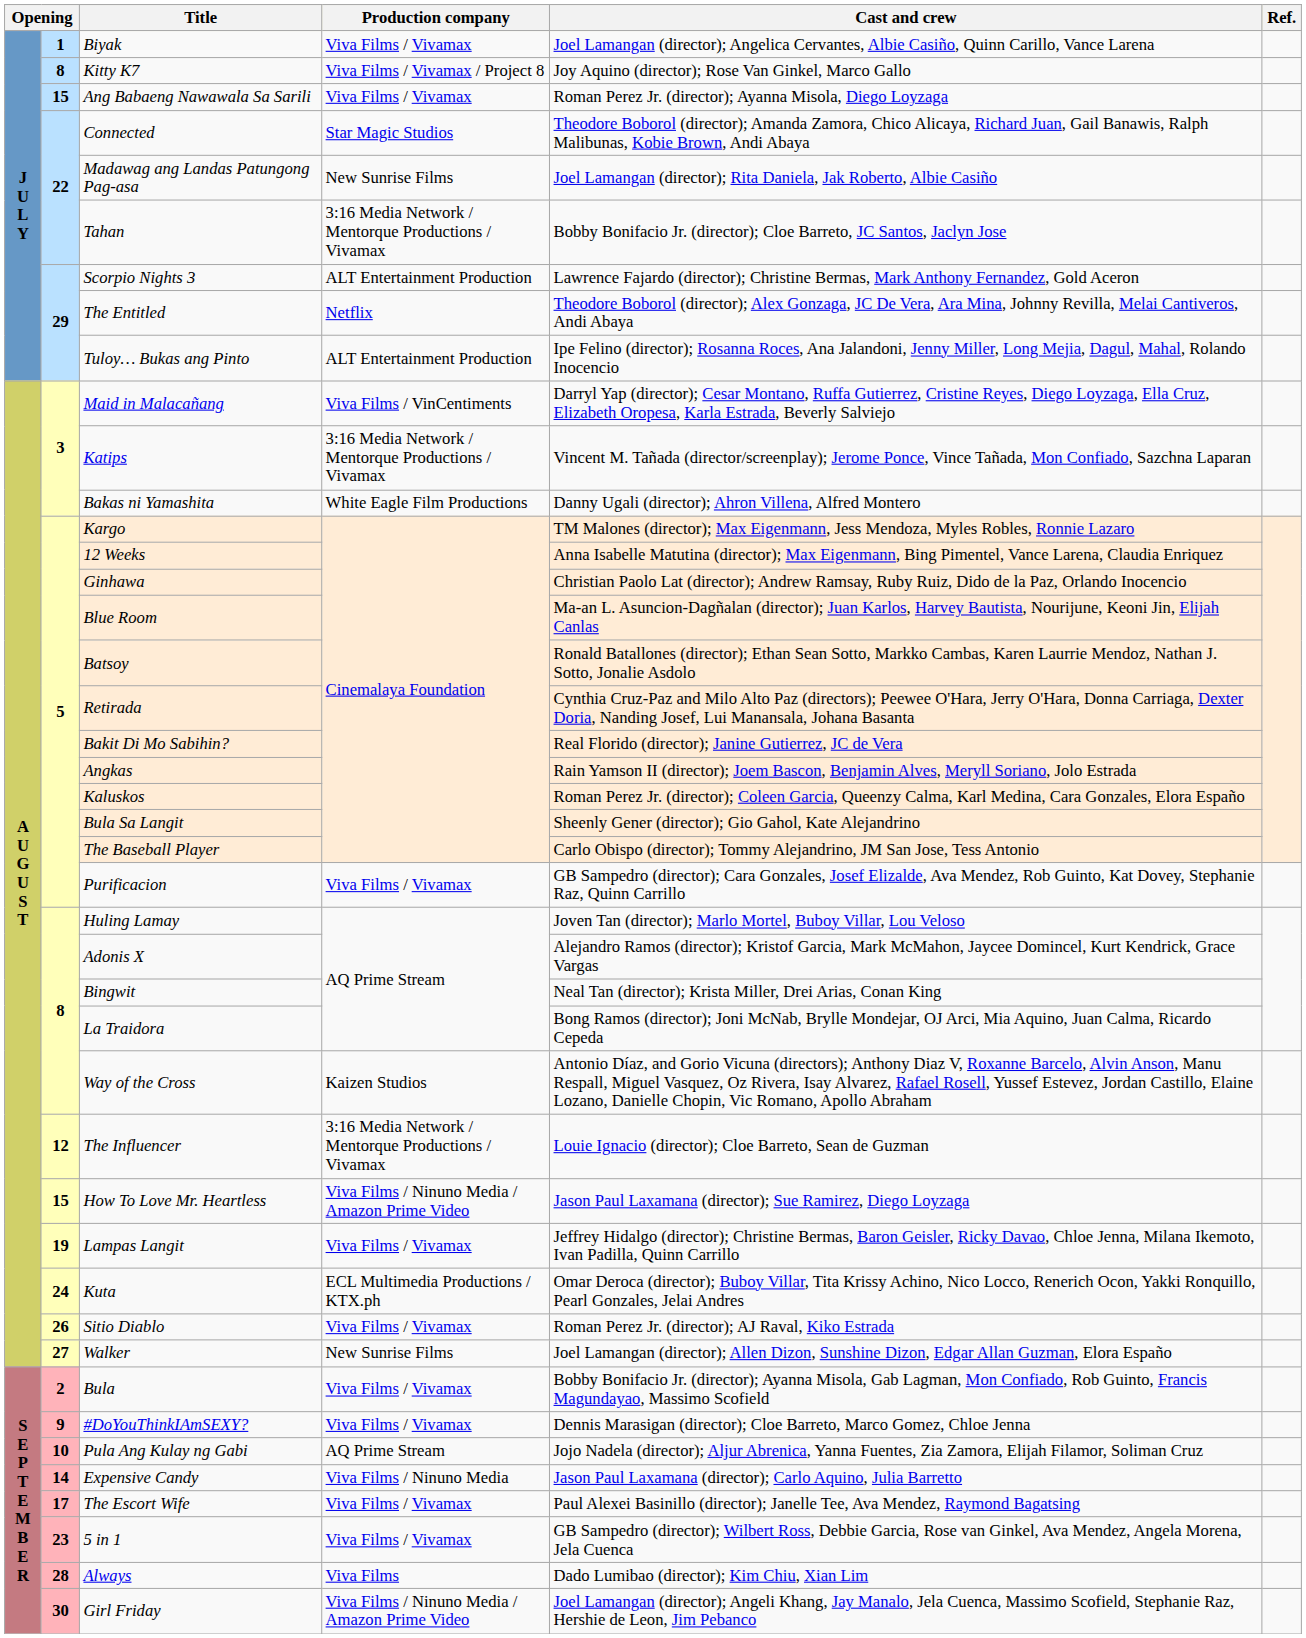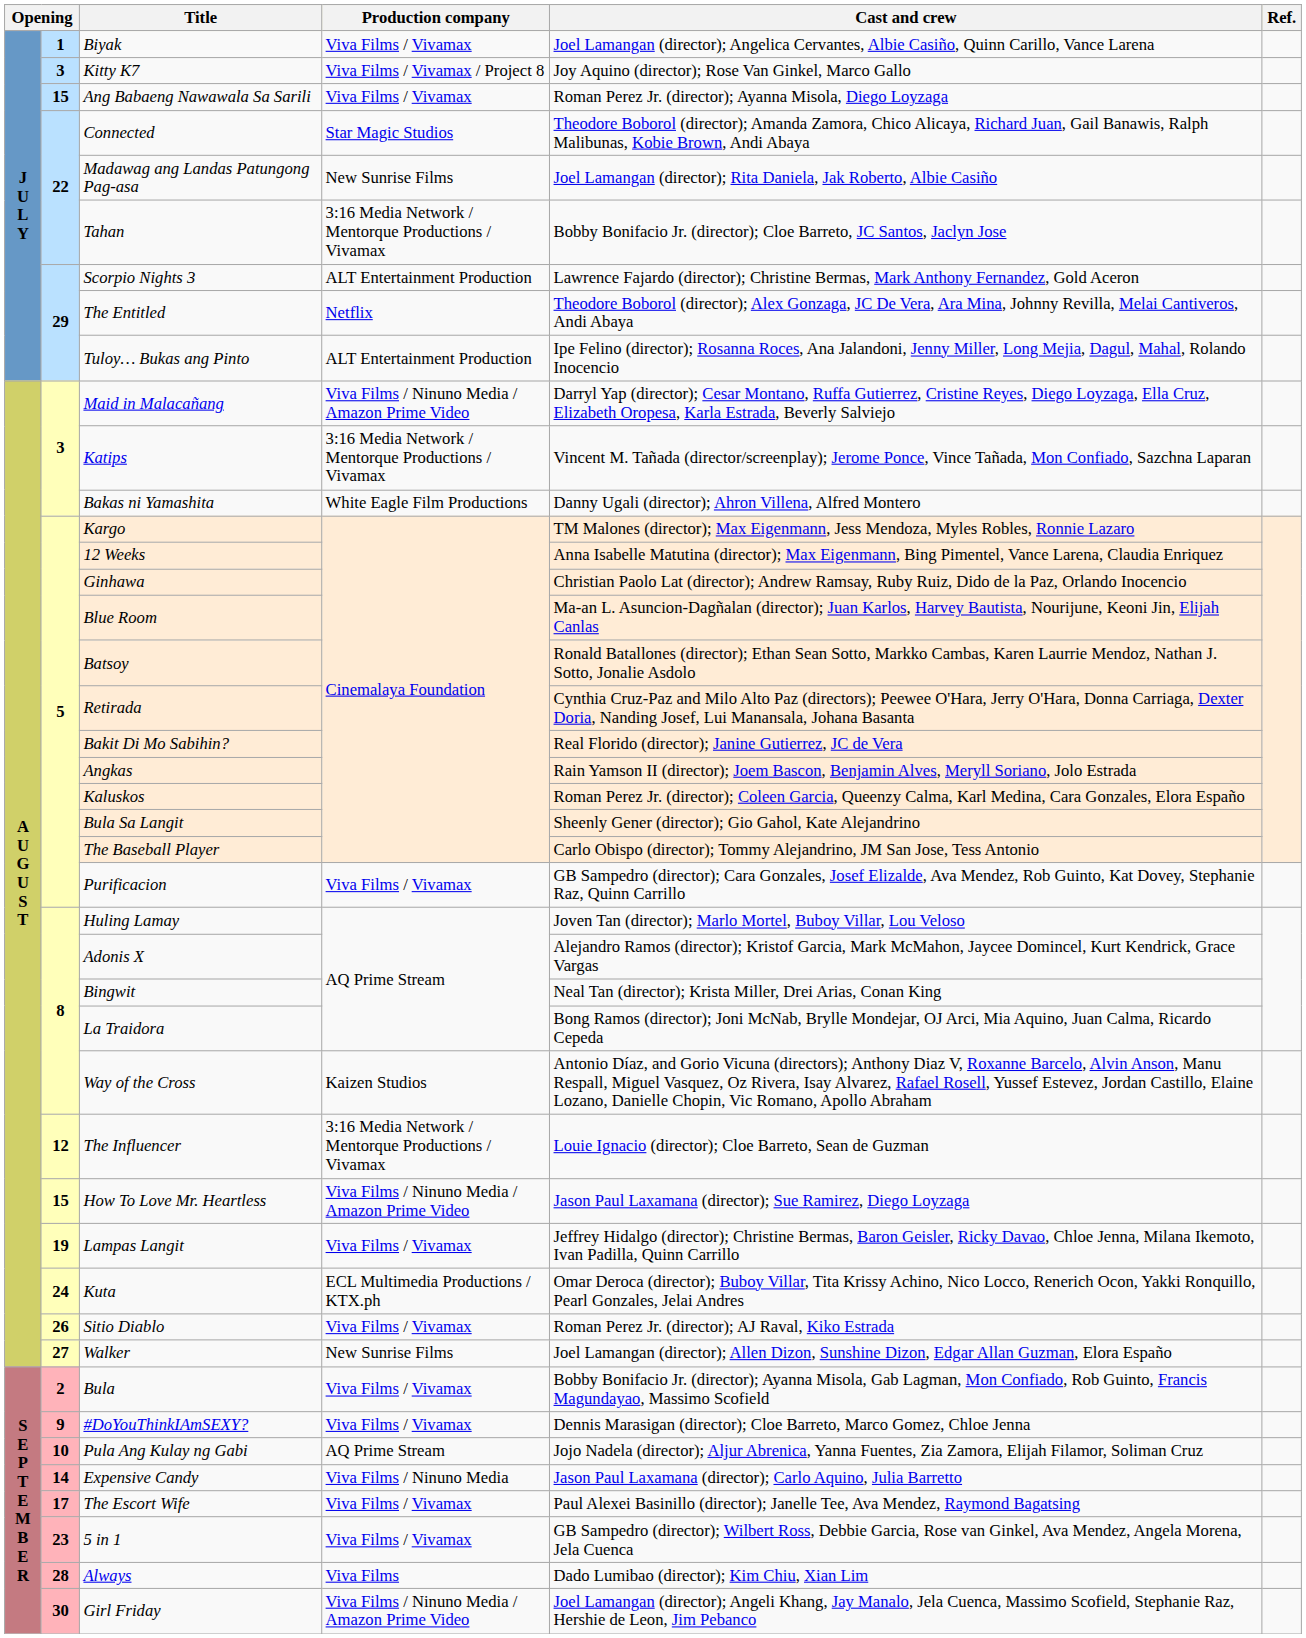(60, 70) 8 -> (60, 70) 3
(419, 403) Viva Films / VinCentiments -> (421, 403) Viva Films / Ninuno Media / Amazon Prime Video
